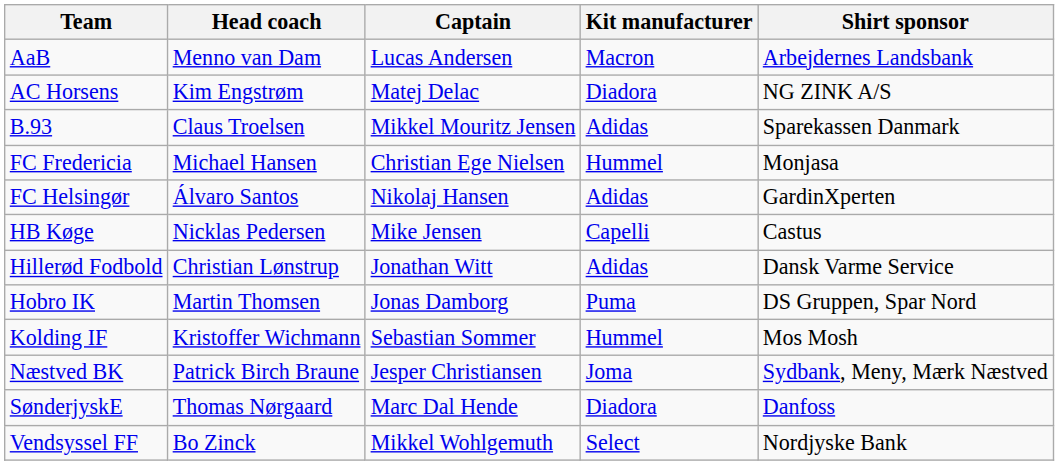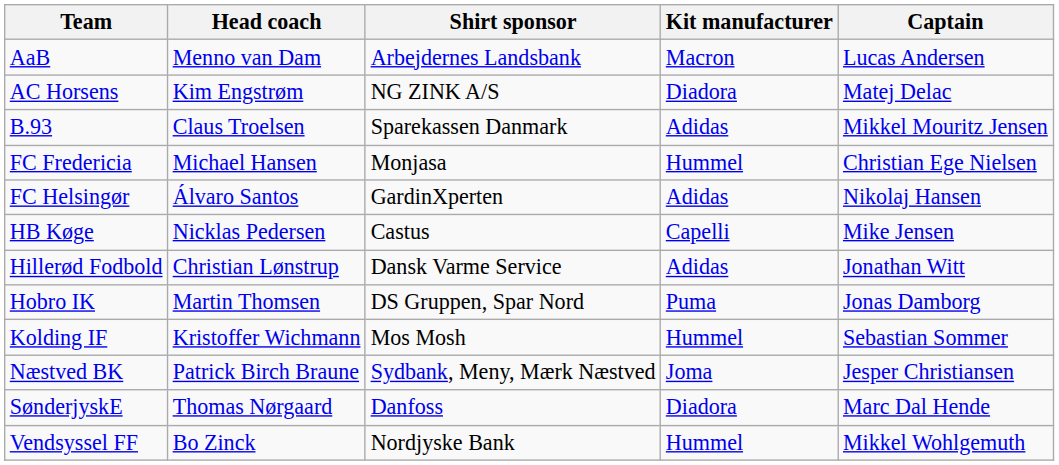columns swapped: (473, 22) <-> (905, 22)
(613, 442) Select -> (704, 442) Hummel
